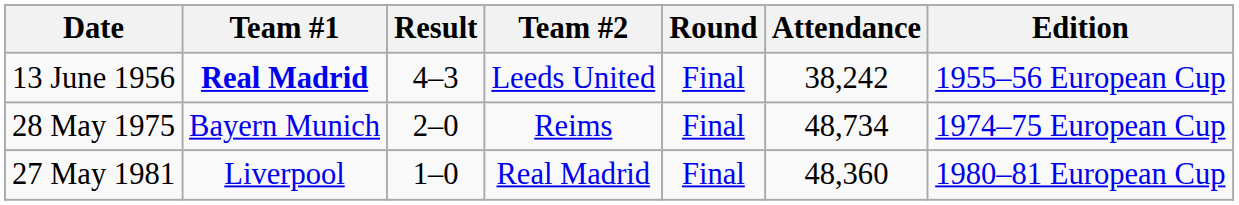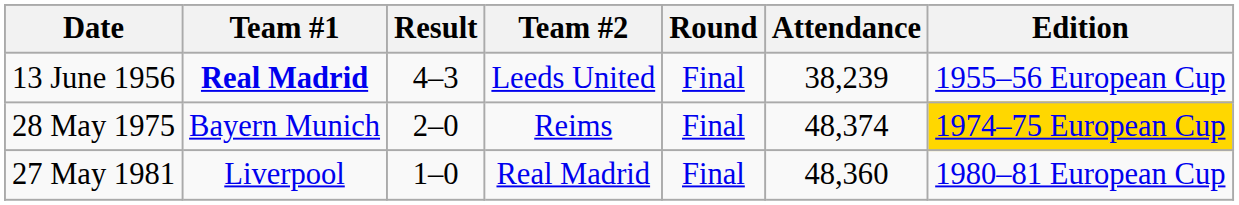(846, 77) 38,242 -> (846, 77) 38,239
(846, 125) 48,734 -> (846, 125) 48,374
(1080, 125) no background -> (1080, 125) gold background
